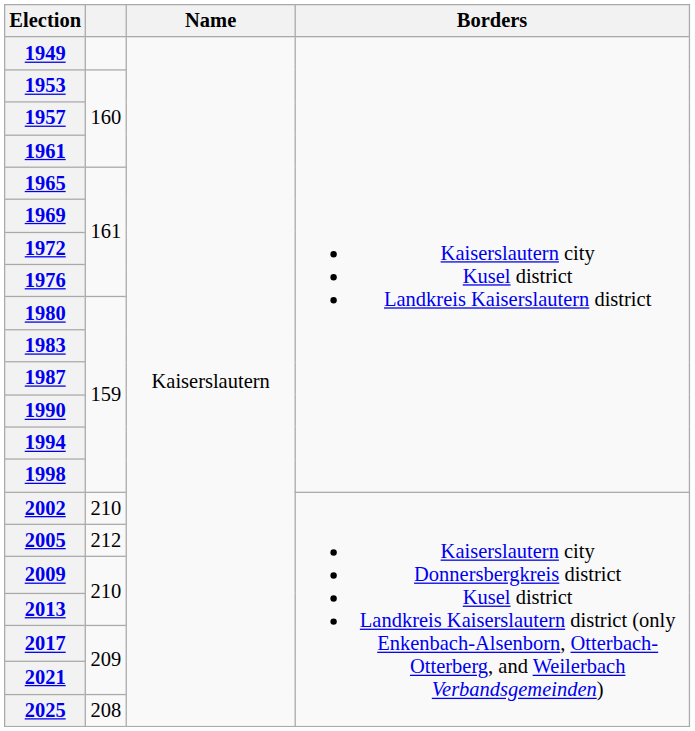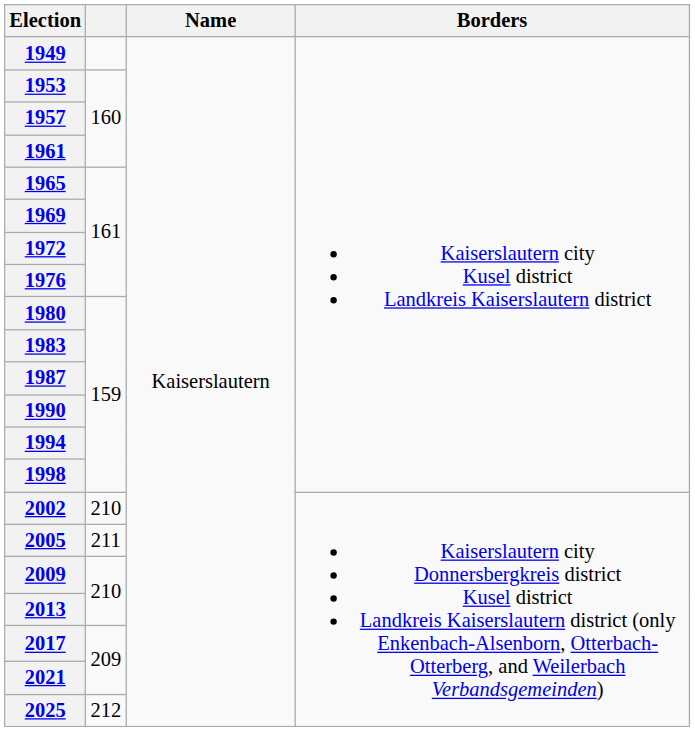(106, 540) 212 -> (106, 540) 211
(106, 710) 208 -> (106, 710) 212
